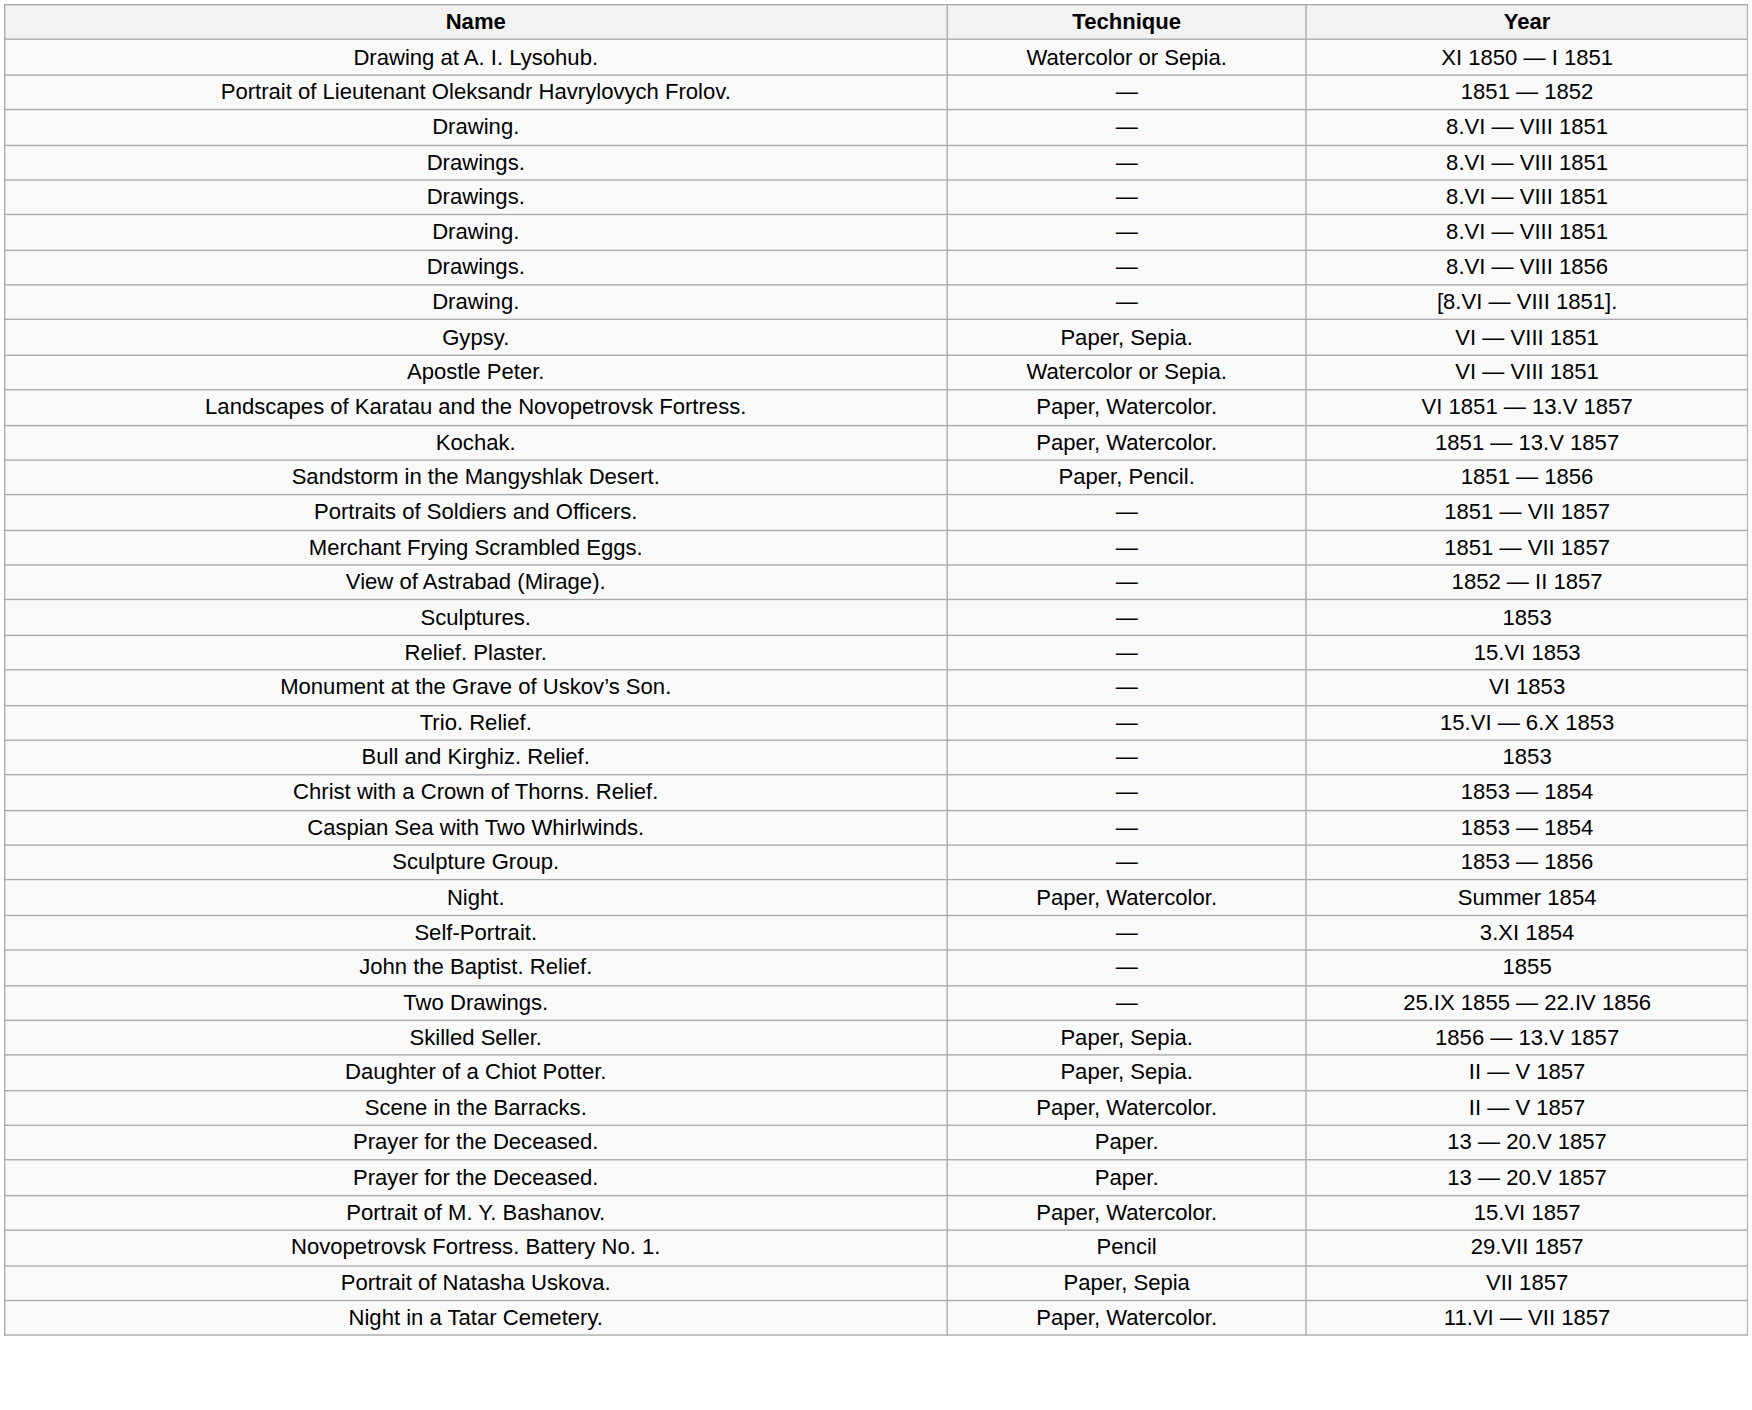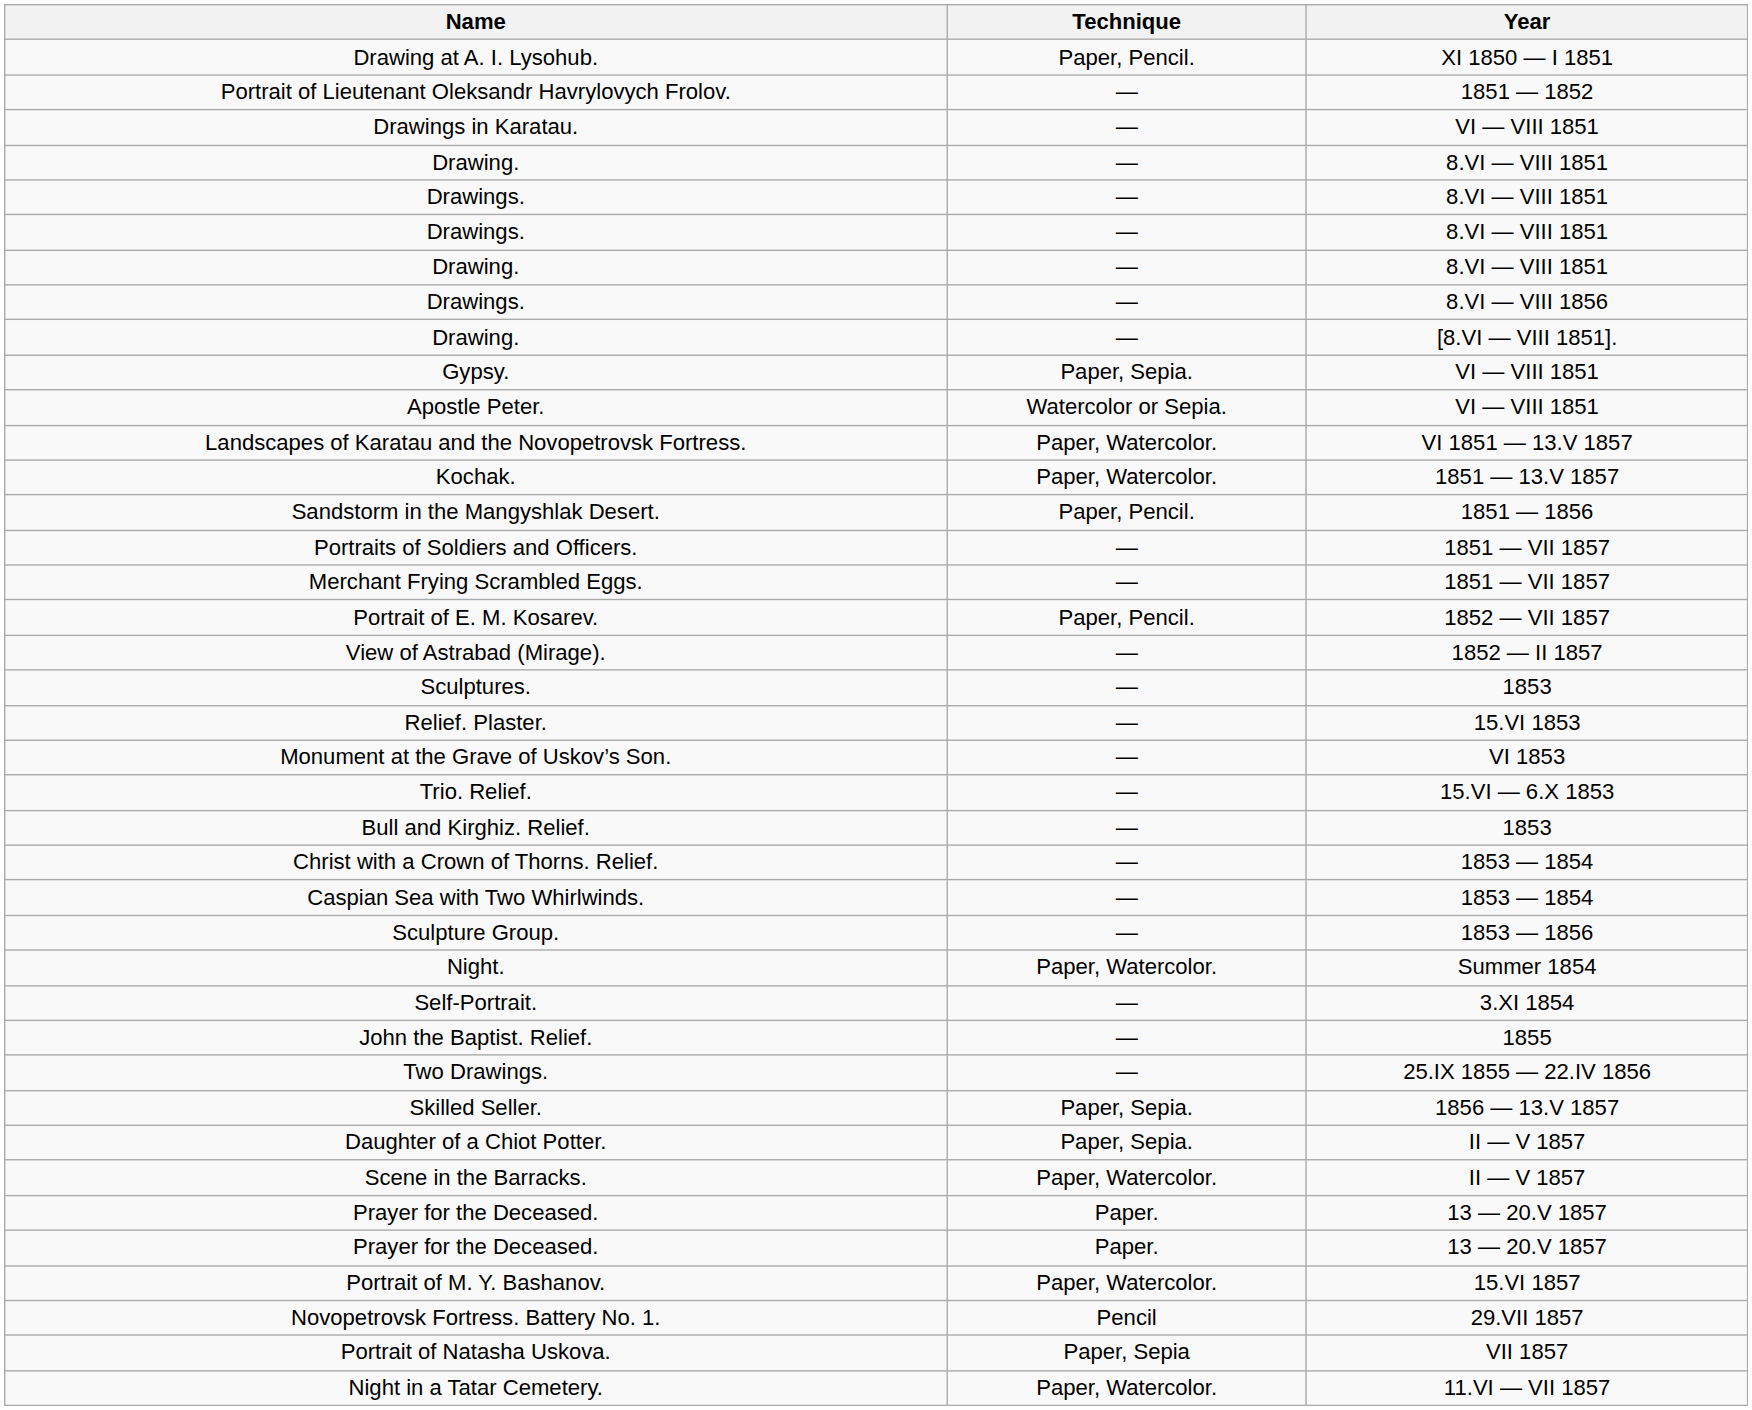(1127, 57) Watercolor or Sepia. -> (1127, 57) Paper, Pencil.
+ row: (476, 127)
+ row: (476, 617)
